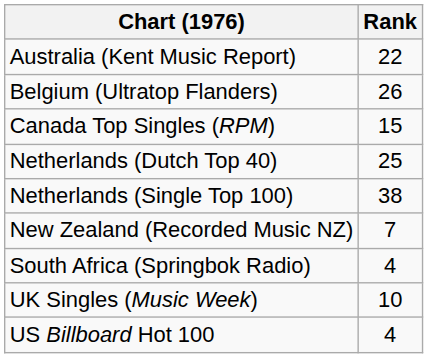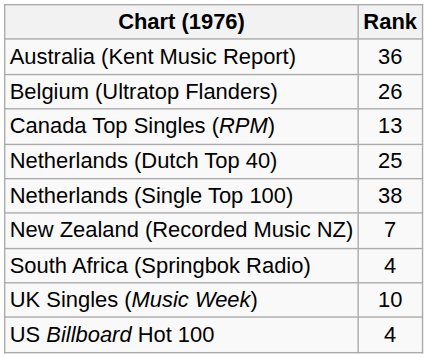(390, 56) 22 -> (390, 56) 36
(390, 126) 15 -> (390, 126) 13
